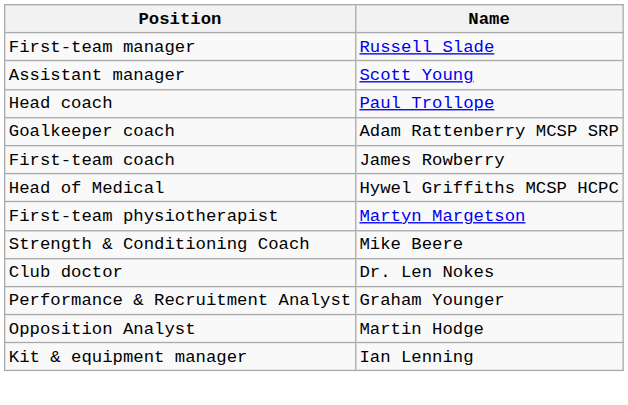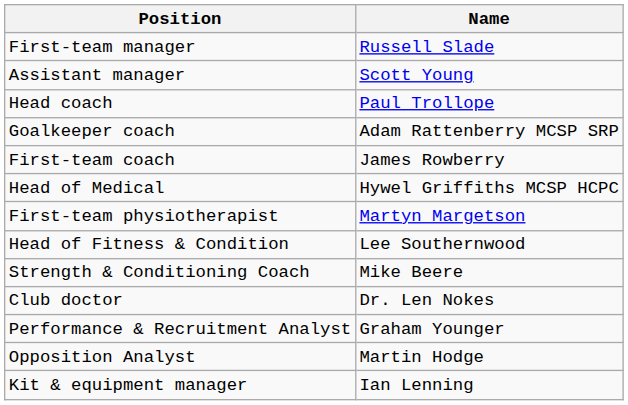+ row: (149, 244)
